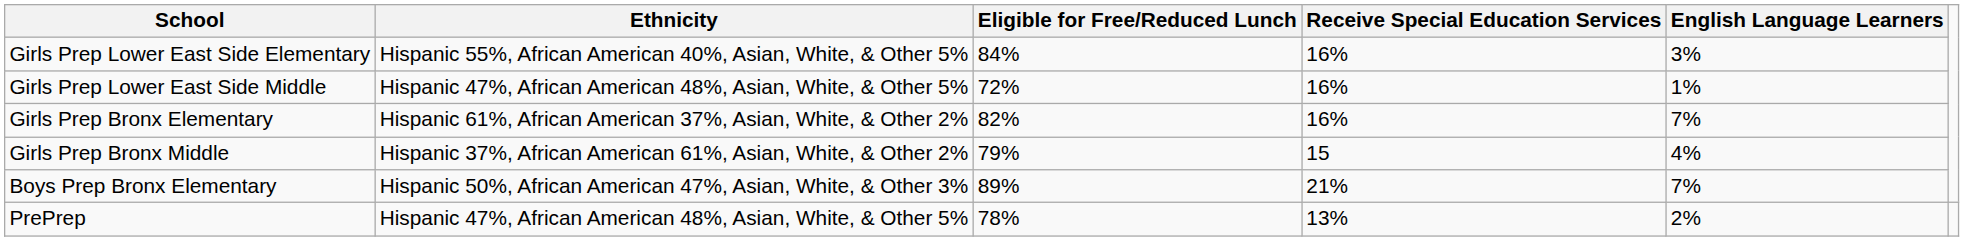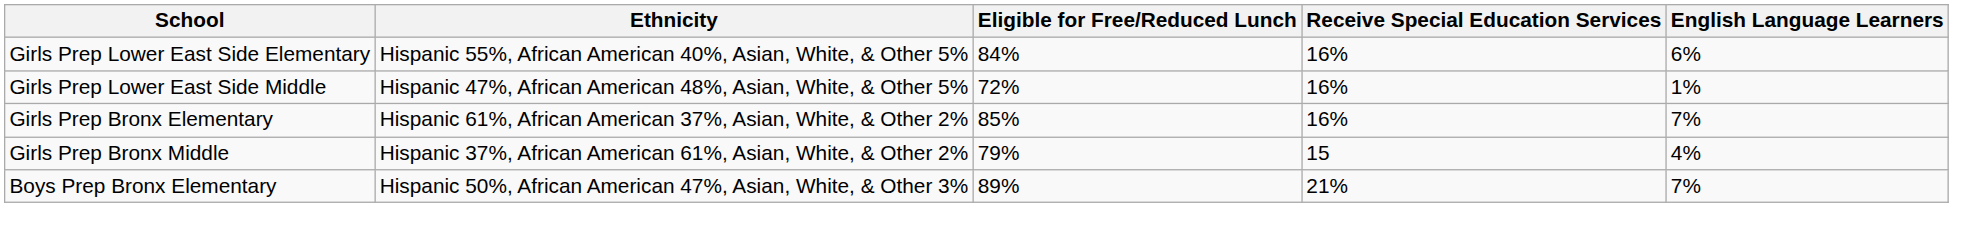(1686, 53) 3% -> (1686, 53) 6%
(999, 119) 82% -> (999, 119) 85%
- row: (48, 218)
